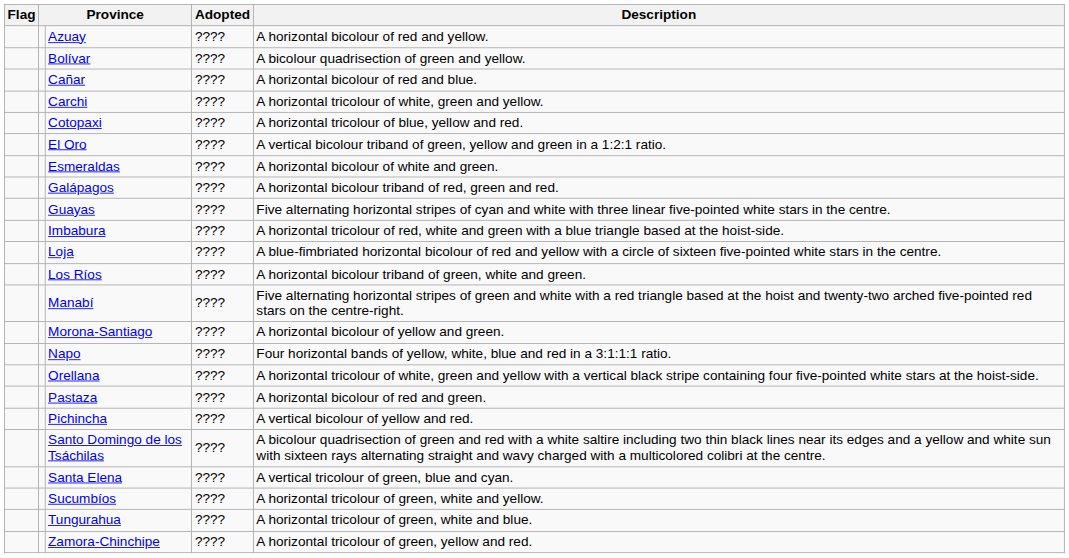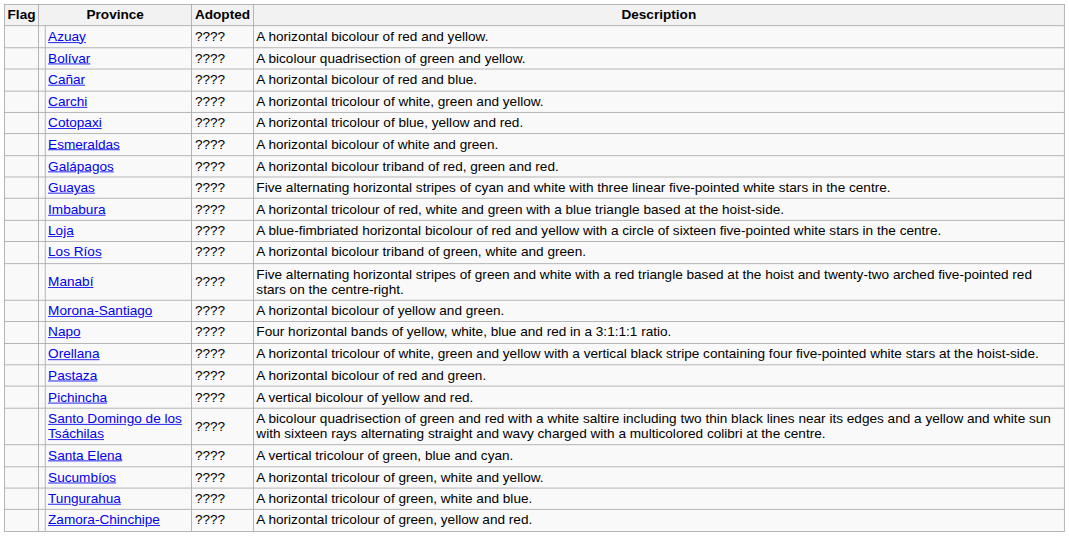- row: (67, 144)
